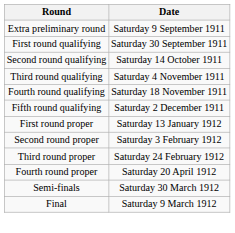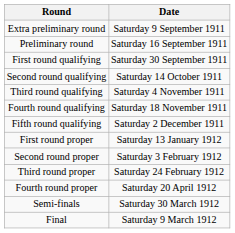+ row: (56, 44)
